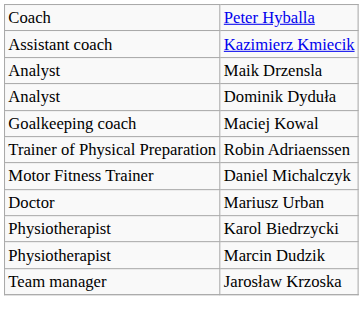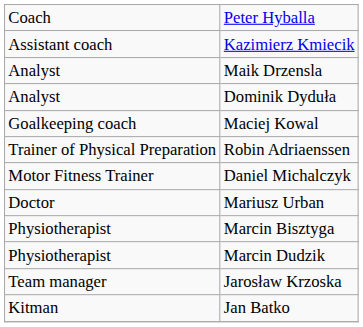+ row: (279, 228)
- row: (281, 228)
+ row: (257, 307)
